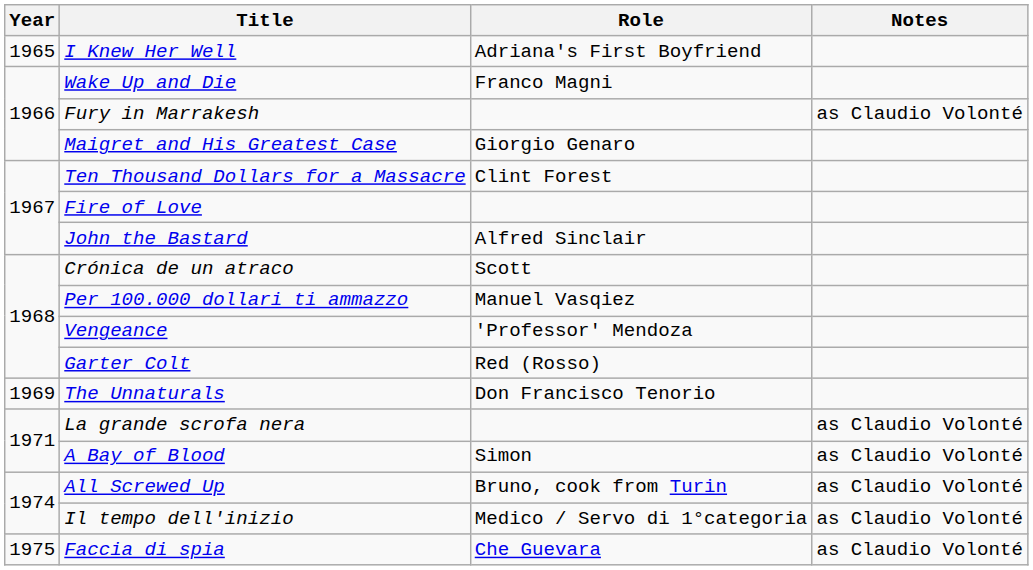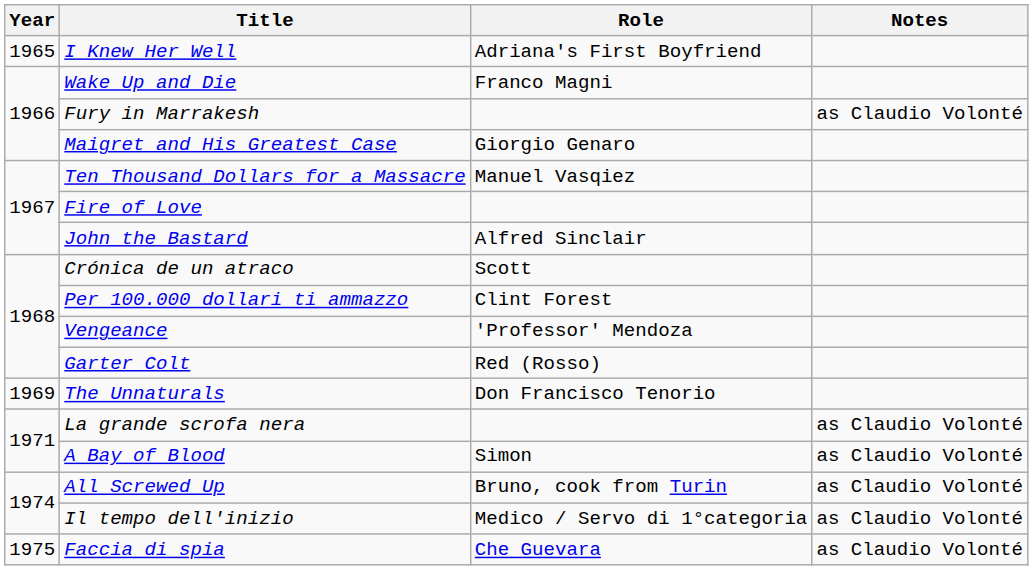(544, 176) Clint Forest -> (555, 176) Manuel Vasqiez
(555, 301) Manuel Vasqiez -> (544, 301) Clint Forest
